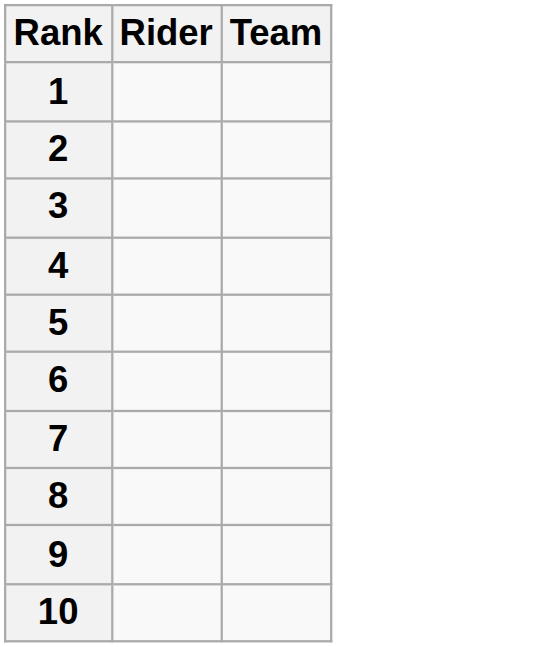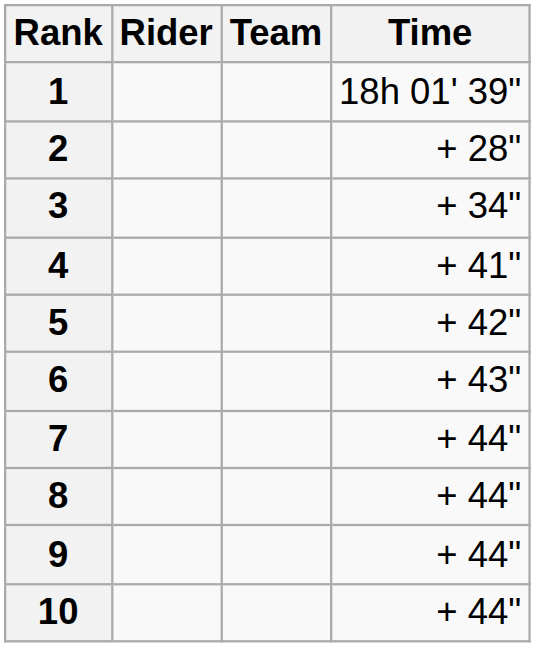+ column: (430, 33)
